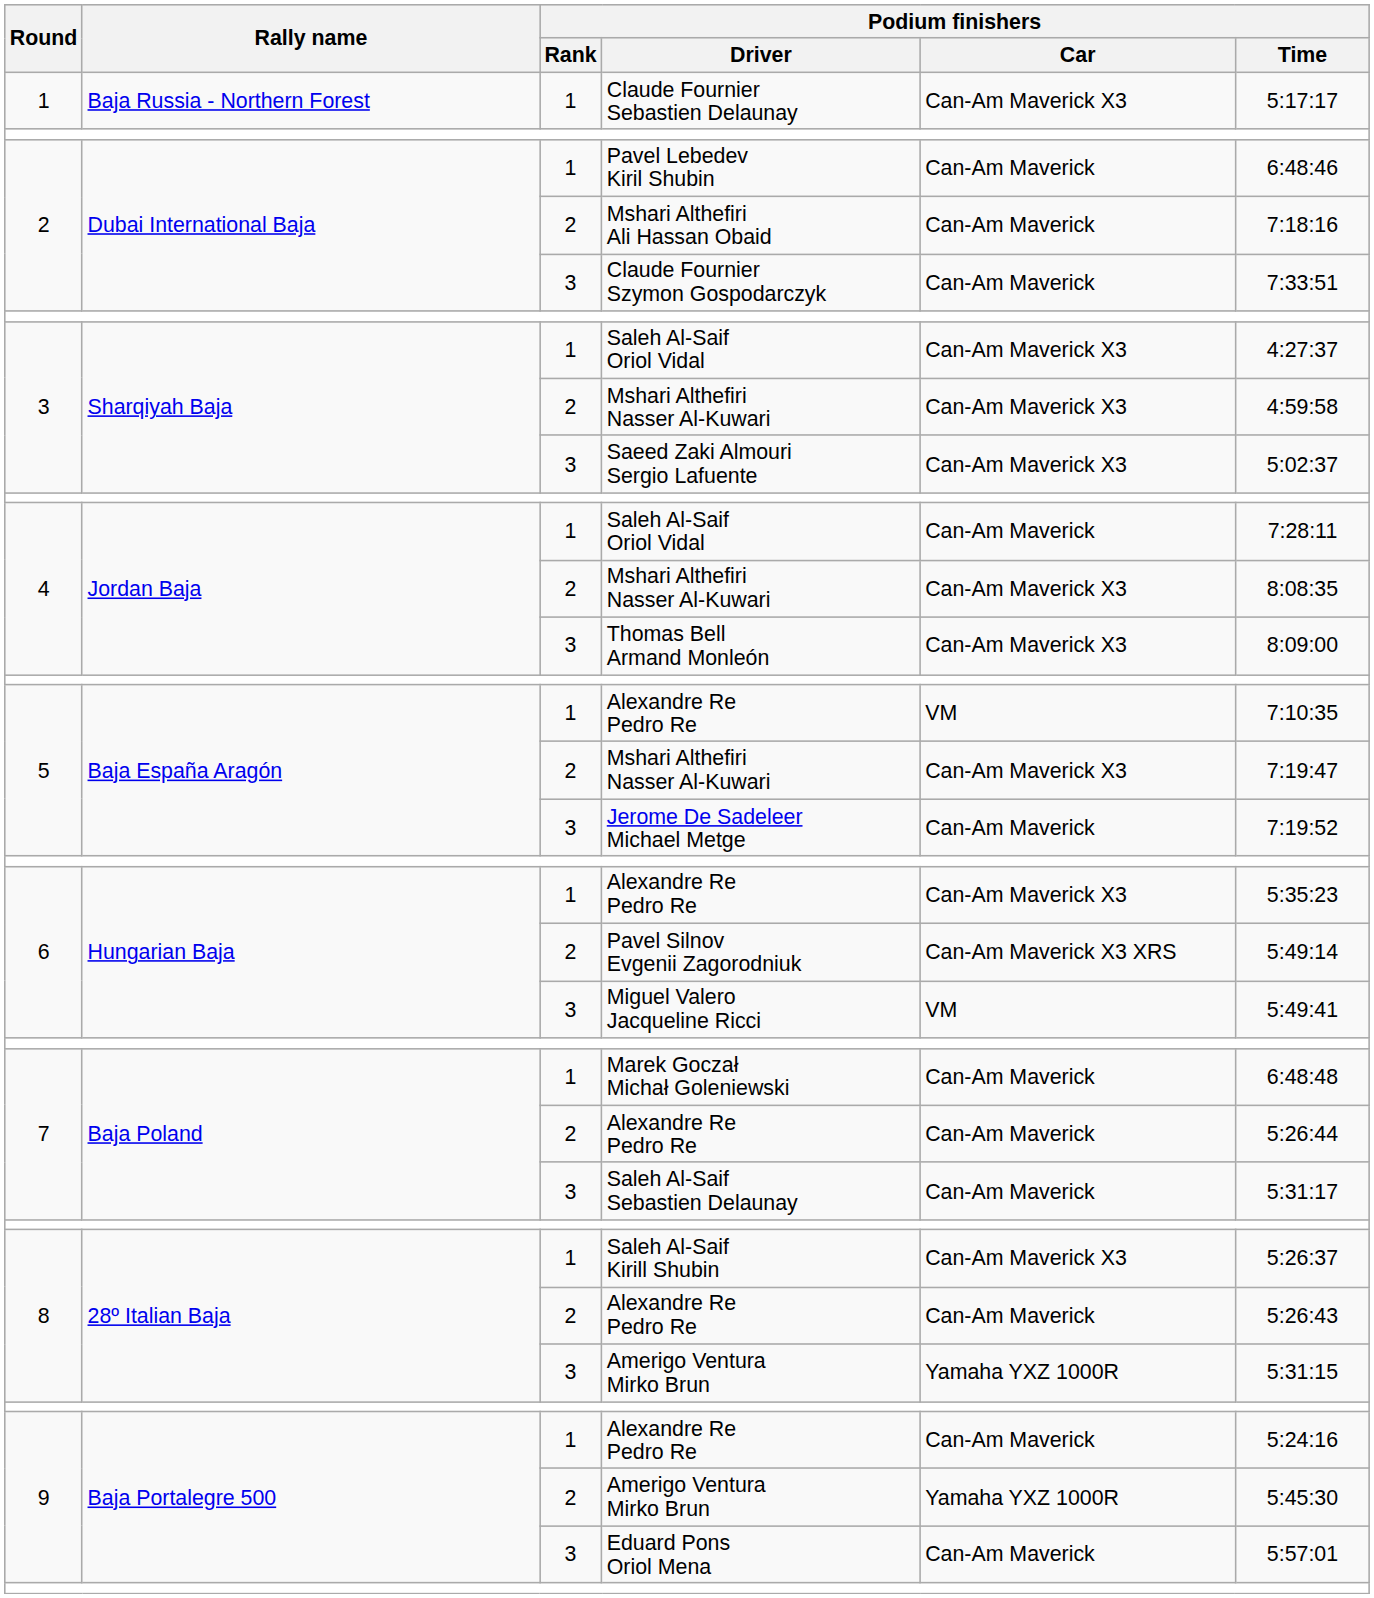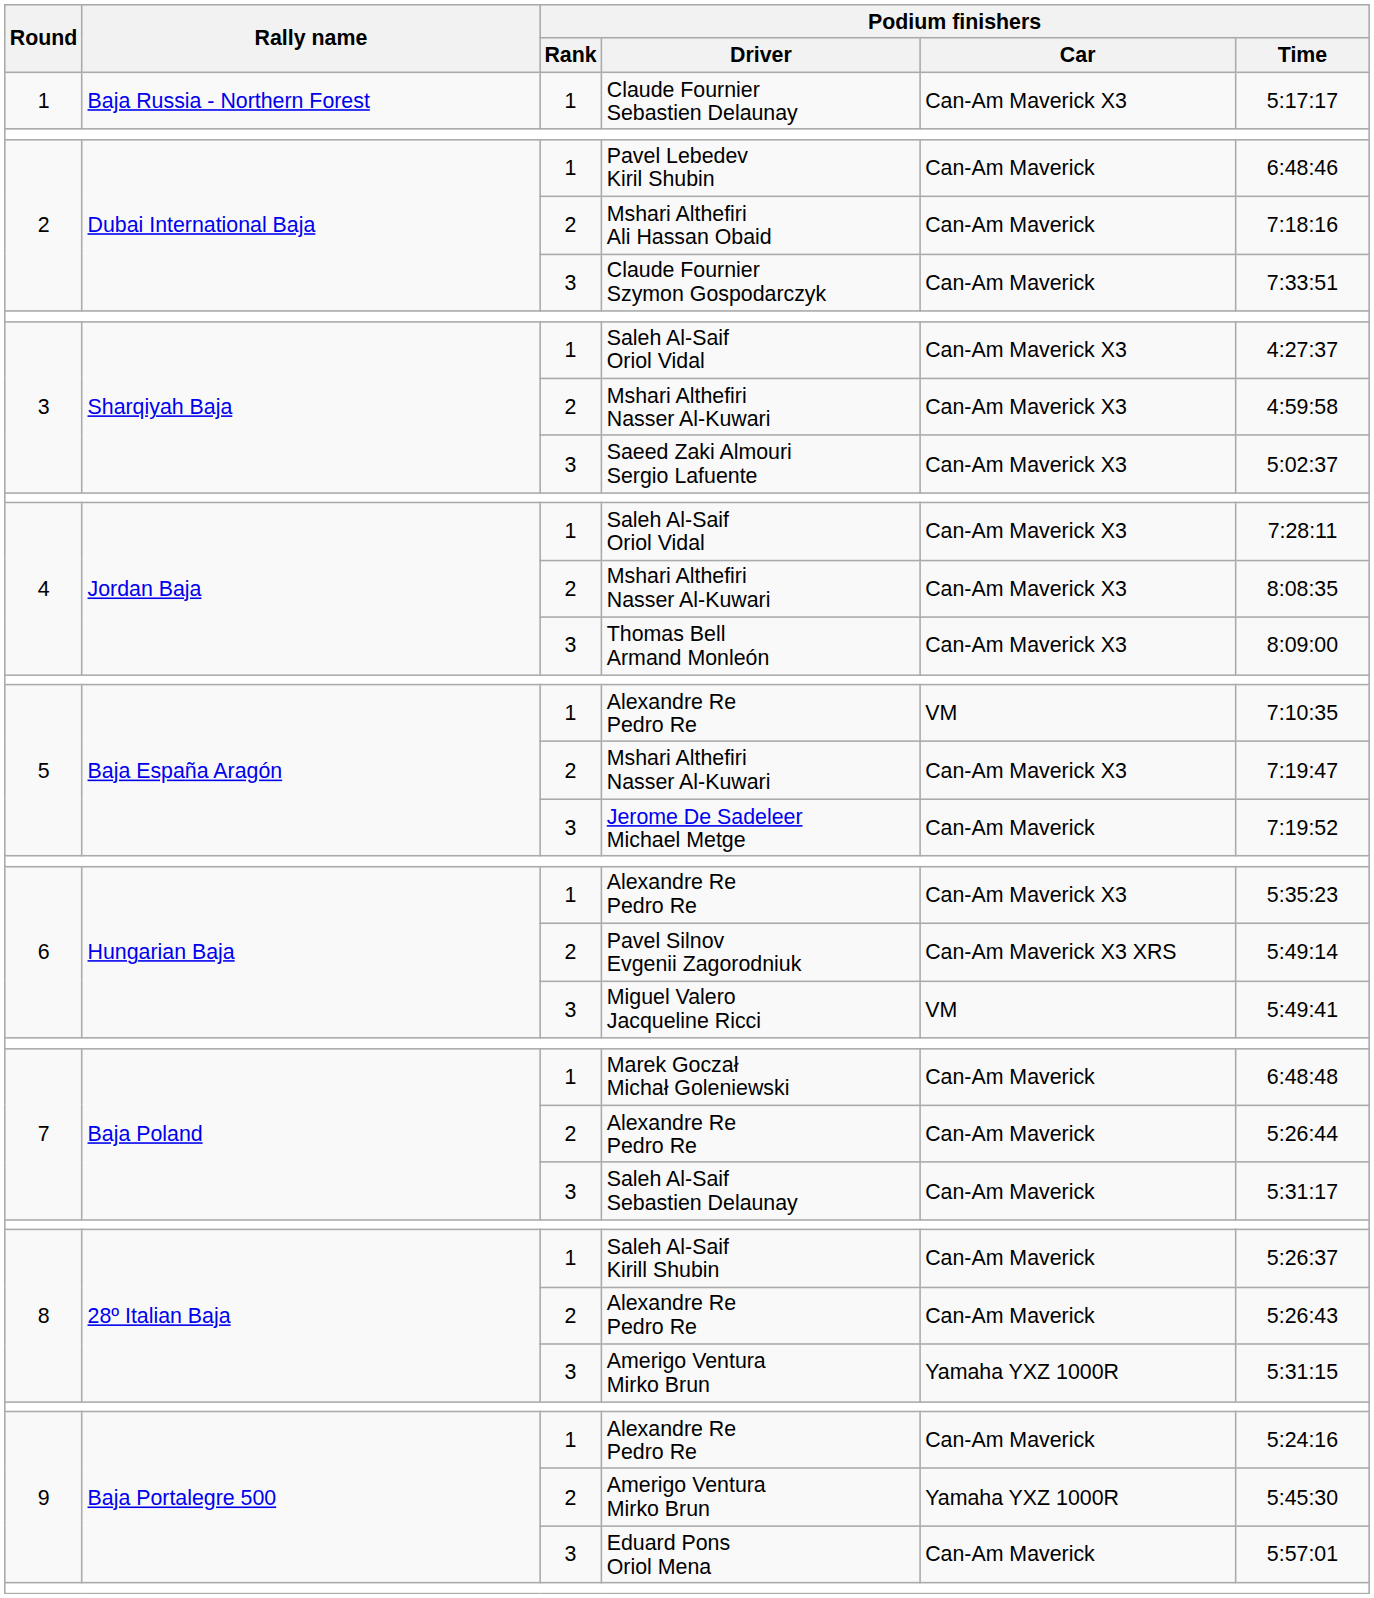(1010, 531) Can-Am Maverick -> (1026, 531) Can-Am Maverick X3
(1026, 1258) Can-Am Maverick X3 -> (1010, 1258) Can-Am Maverick
